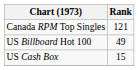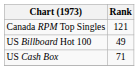(121, 57) 15 -> (121, 57) 71
